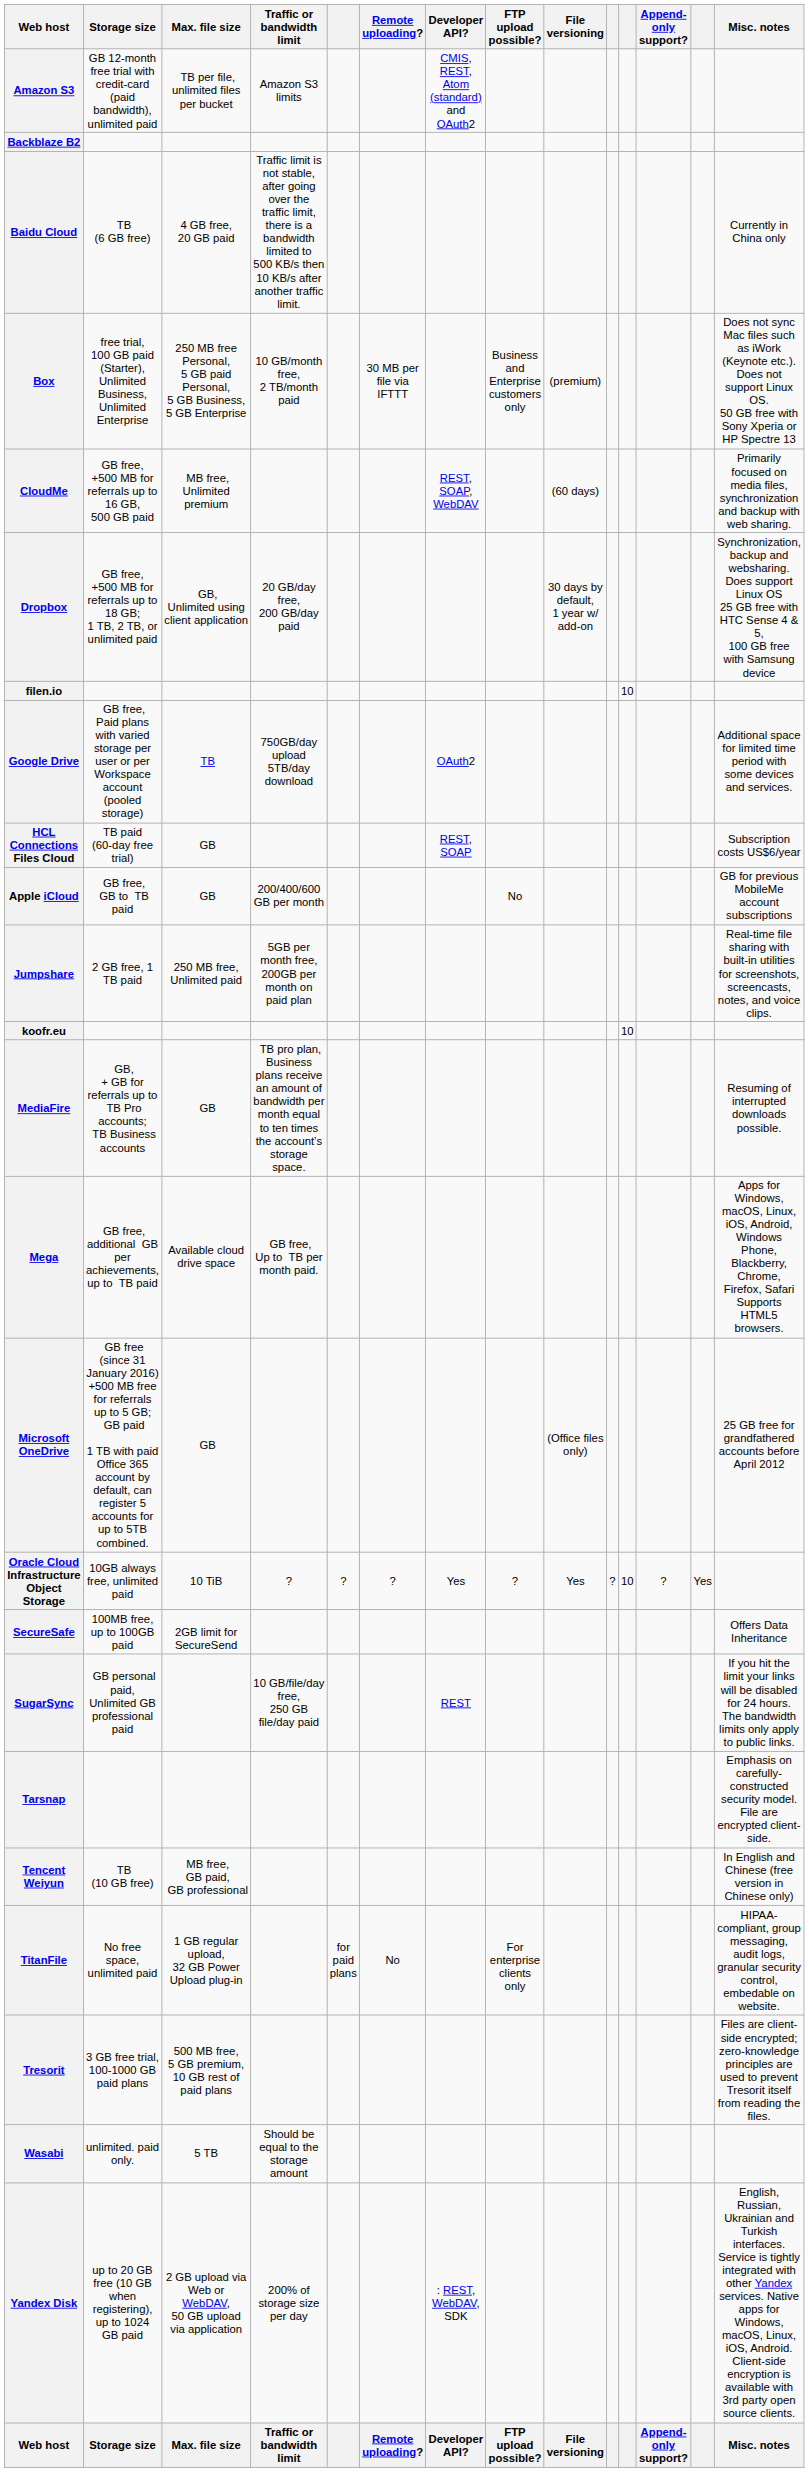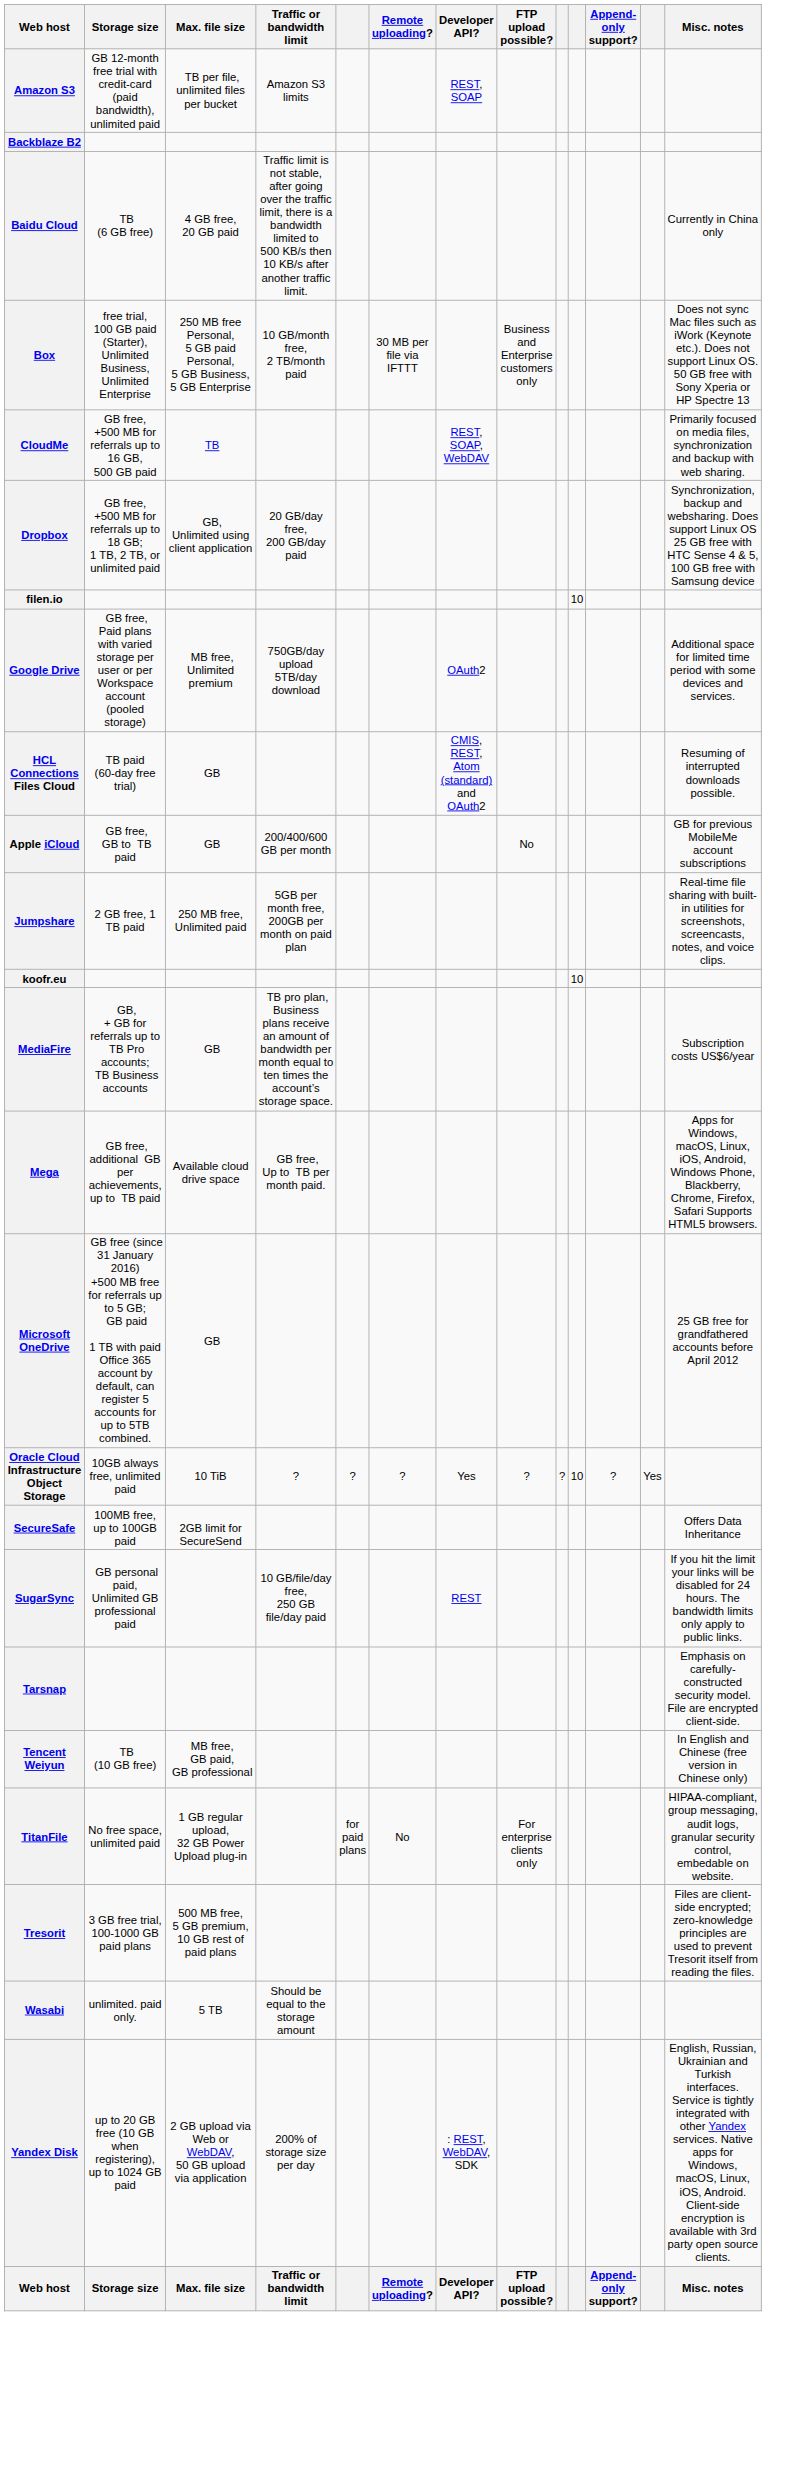- column: (575, 27)
(456, 91) CMIS, REST, Atom (standard) and OAuth2 -> (466, 91) REST, SOAP
(206, 491) MB free, Unlimited premium -> (211, 445) TB
(206, 761) TB -> (211, 670) MB free, Unlimited premium
(456, 845) REST, SOAP -> (466, 773) CMIS, REST, Atom (standard) and OAuth2
(759, 845) Subscription costs US$6/year -> (713, 773) Resuming of interrupted downloads possible.
(759, 1108) Resuming of interrupted downloads possible. -> (713, 1049) Subscription costs US$6/year
